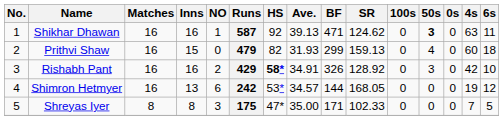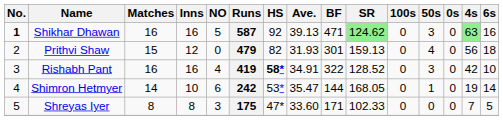(16, 32) normal -> (16, 32) bold
(218, 32) 1 -> (218, 32) 5
(367, 32) no background -> (367, 32) lightgreen background
(431, 32) bold -> (431, 32) normal
(471, 32) no background -> (471, 32) lightgreen background
(490, 32) 11 -> (490, 32) 16
(151, 50) 16 -> (151, 50) 15
(192, 50) 15 -> (192, 50) 12
(334, 50) 299 -> (334, 50) 301
(471, 50) 60 -> (471, 50) 56
(218, 69) 2 -> (218, 69) 4
(247, 69) 429 -> (247, 69) 419
(334, 69) 326 -> (334, 69) 322
(367, 69) 128.92 -> (367, 69) 128.52
(151, 87) 16 -> (151, 87) 14
(192, 87) 13 -> (192, 87) 10
(304, 87) 34.57 -> (304, 87) 35.47
(431, 87) 0 -> (431, 87) 1
(490, 87) 12 -> (490, 87) 14
(304, 106) 35.00 -> (304, 106) 33.60
